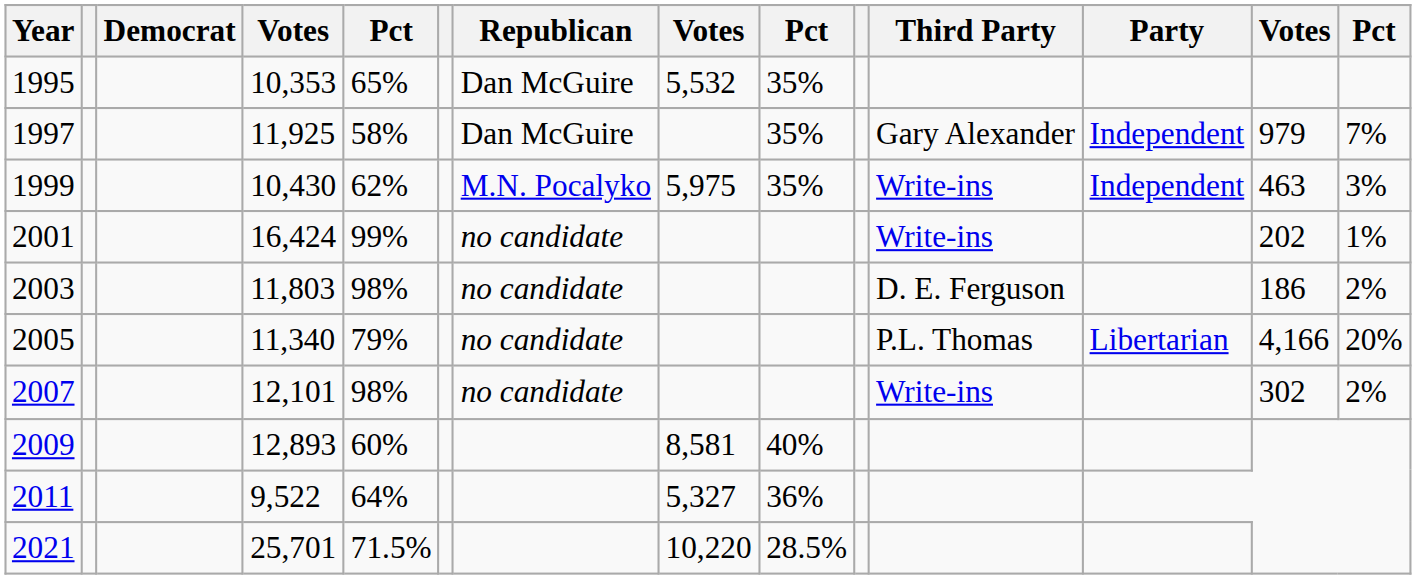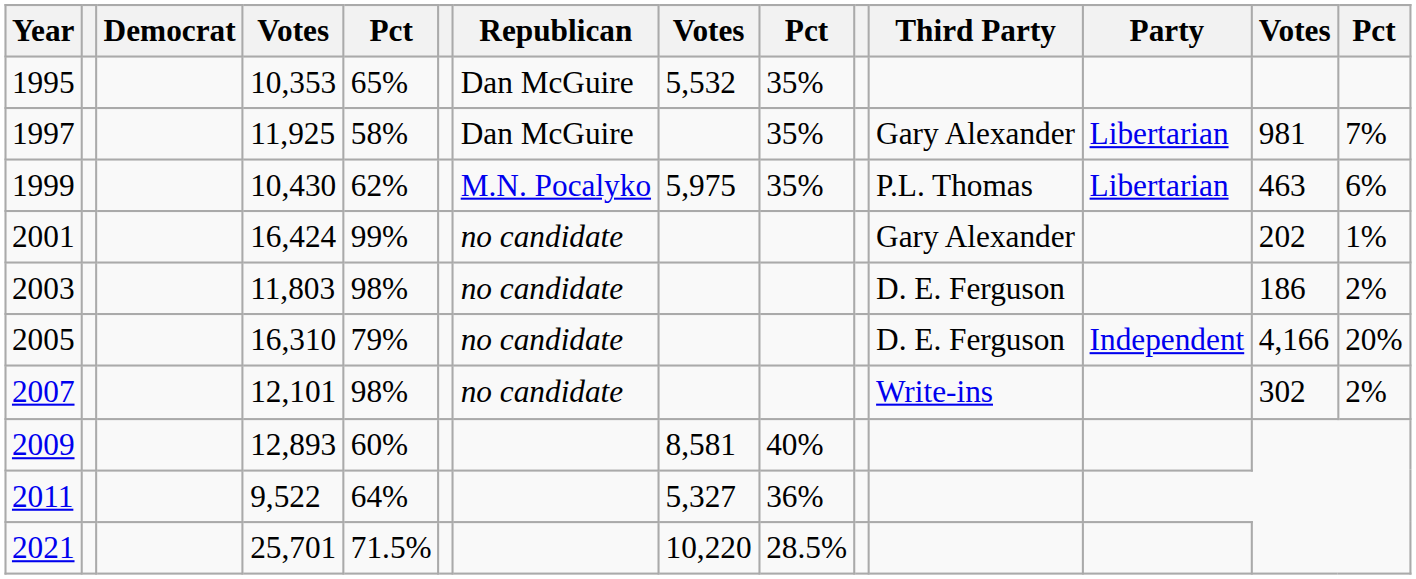(1167, 133) Independent -> (1159, 133) Libertarian
(1282, 133) 979 -> (1282, 133) 981
(935, 185) Write-ins -> (954, 185) P.L. Thomas
(1167, 185) Independent -> (1159, 185) Libertarian
(1366, 185) 3% -> (1366, 185) 6%
(935, 236) Write-ins -> (976, 236) Gary Alexander
(293, 340) 11,340 -> (293, 340) 16,310
(954, 340) P.L. Thomas -> (971, 340) D. E. Ferguson
(1159, 340) Libertarian -> (1167, 340) Independent
